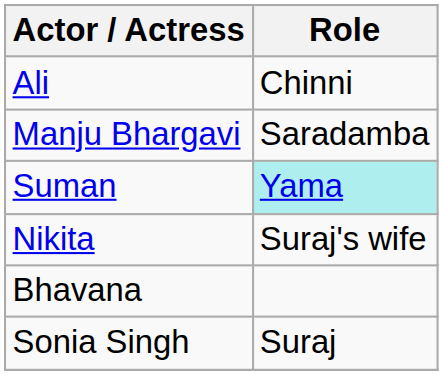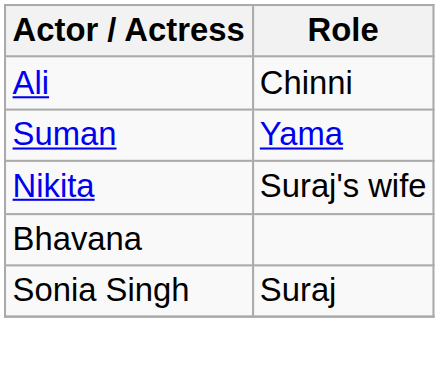- row: (127, 134)
(301, 186) paleturquoise background -> (301, 134) no background
